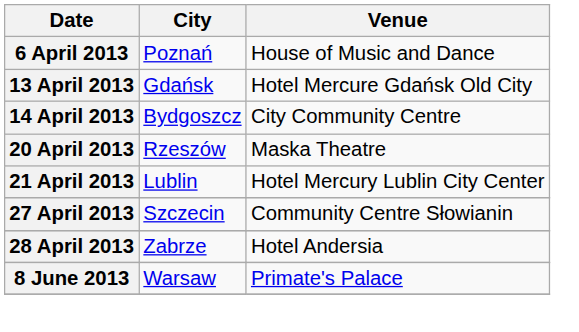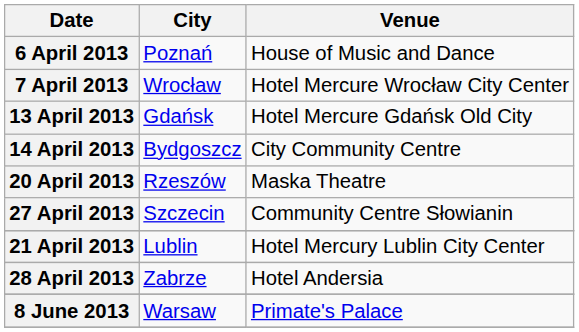+ row: (72, 85)
rows swapped: (72, 181) <-> (72, 213)
